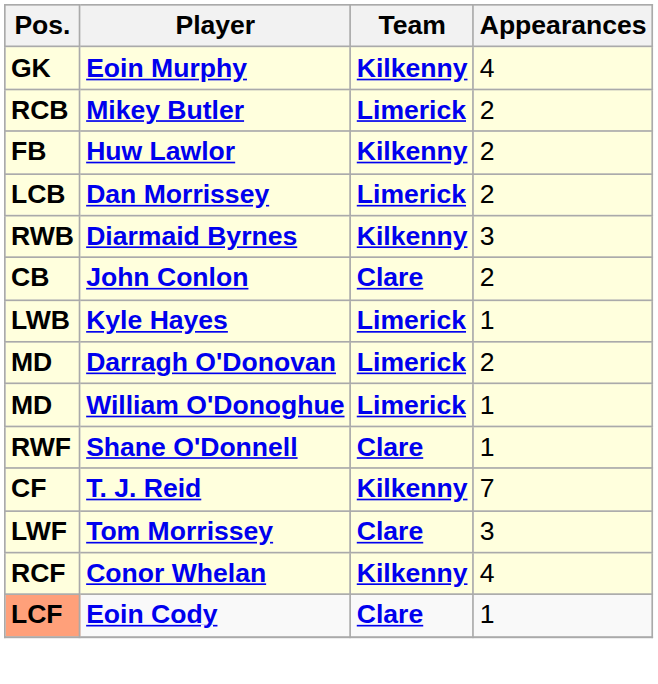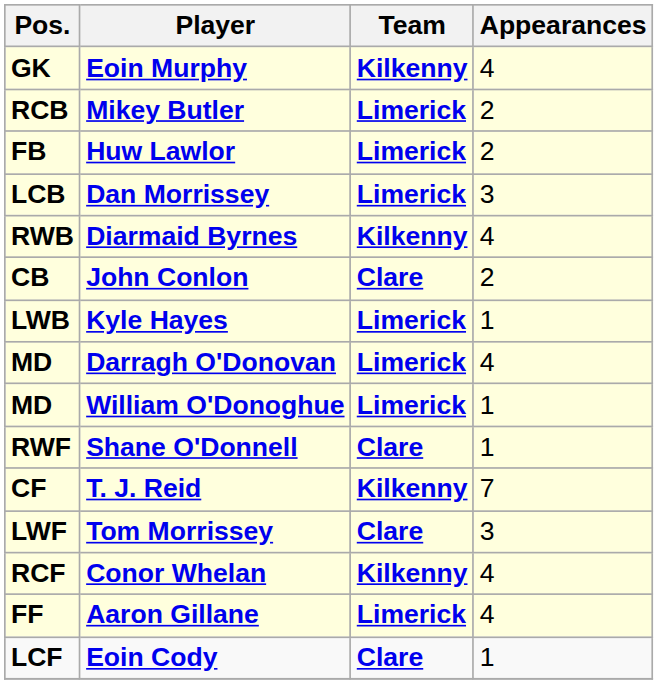(412, 151) Kilkenny -> (411, 151) Limerick
(487, 194) 2 -> (487, 194) 3
(487, 236) 3 -> (487, 236) 4
(487, 362) 2 -> (487, 362) 4
+ row: (172, 615)
(37, 615) lightsalmon background -> (37, 657) no background
